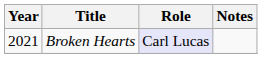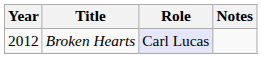(23, 41) 2021 -> (23, 41) 2012
